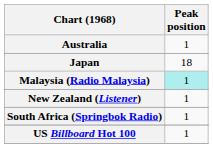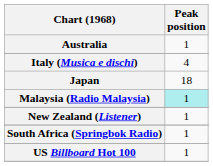+ row: (84, 62)
